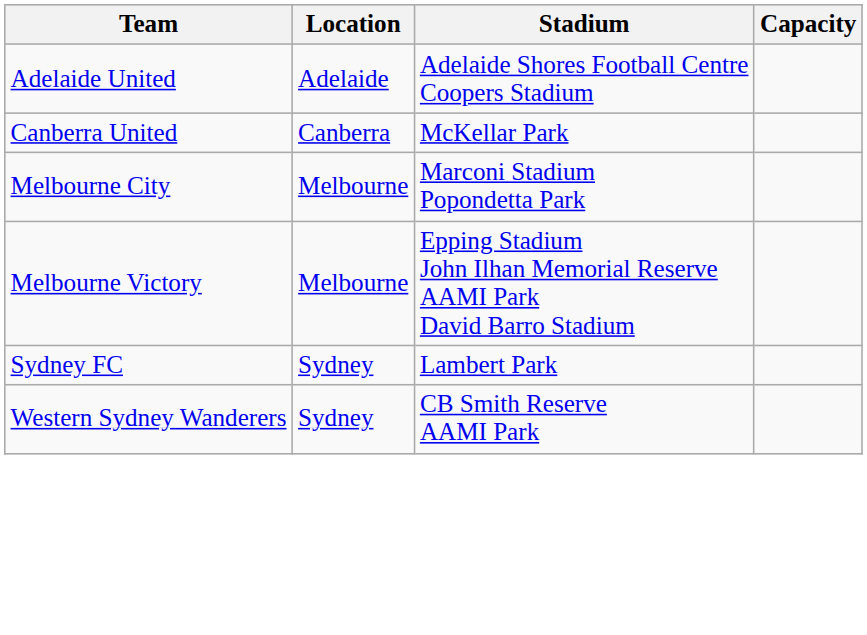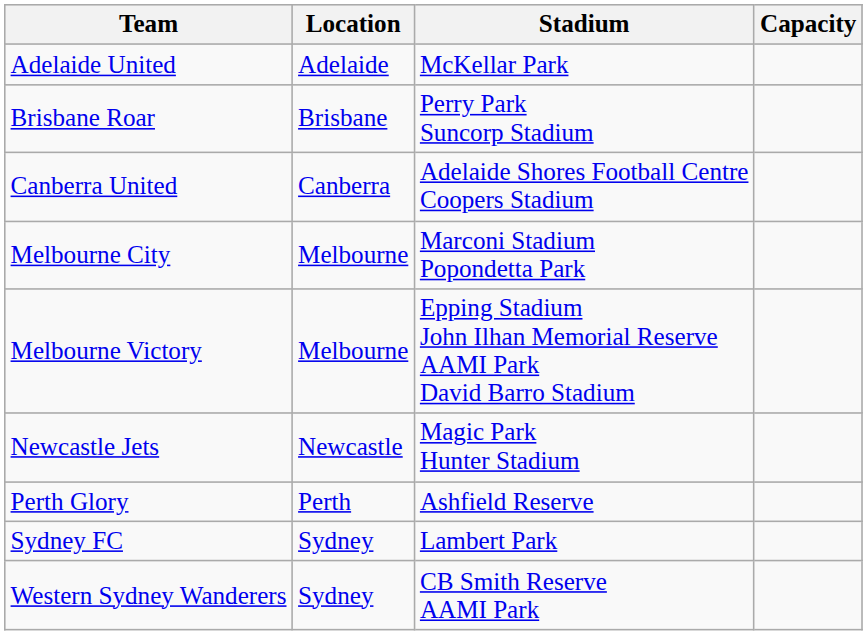(584, 78) Adelaide Shores Football Centre Coopers Stadium -> (494, 64) McKellar Park
+ row: (83, 118)
(494, 132) McKellar Park -> (584, 186) Adelaide Shores Football Centre Coopers Stadium
+ row: (85, 447)
+ row: (70, 501)
